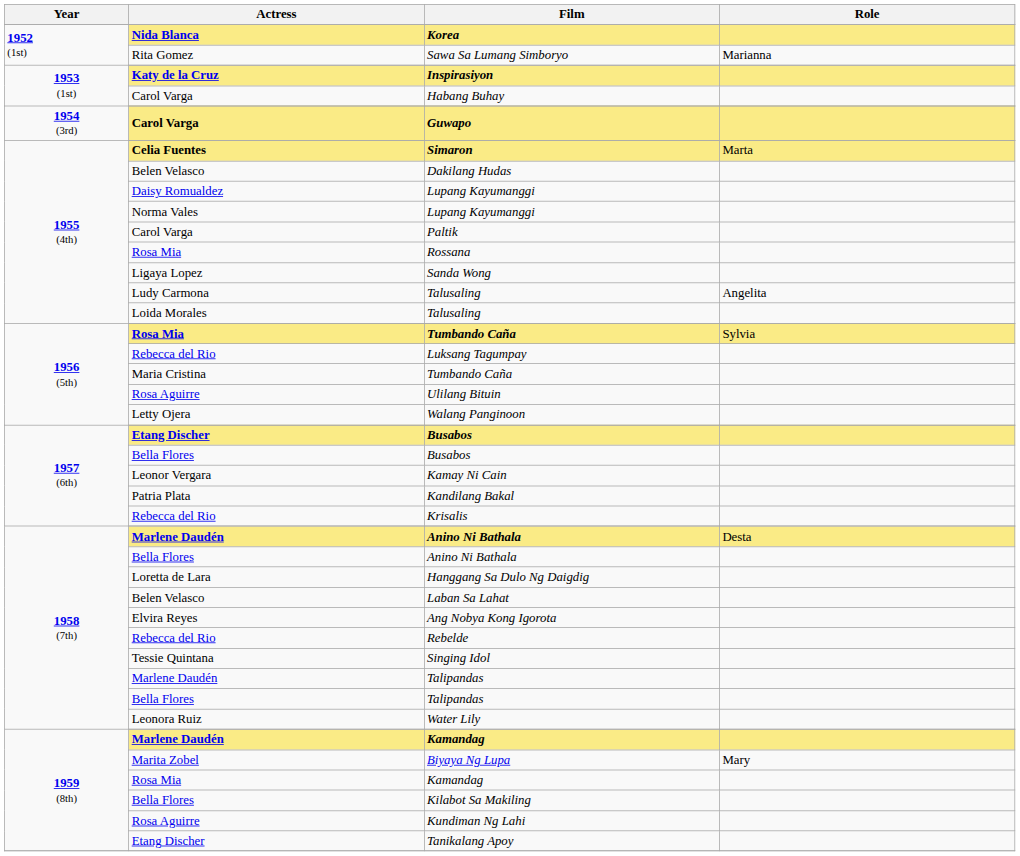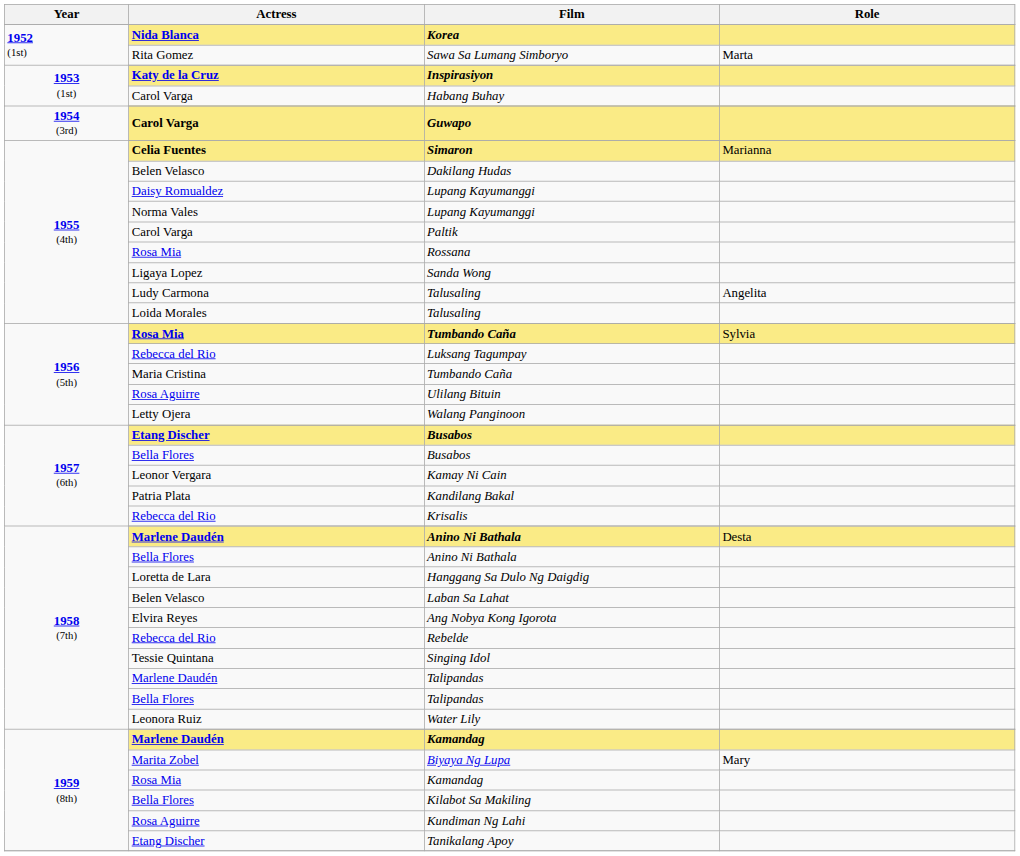(747, 55) Marianna -> (738, 55) Marta
(738, 150) Marta -> (747, 150) Marianna
